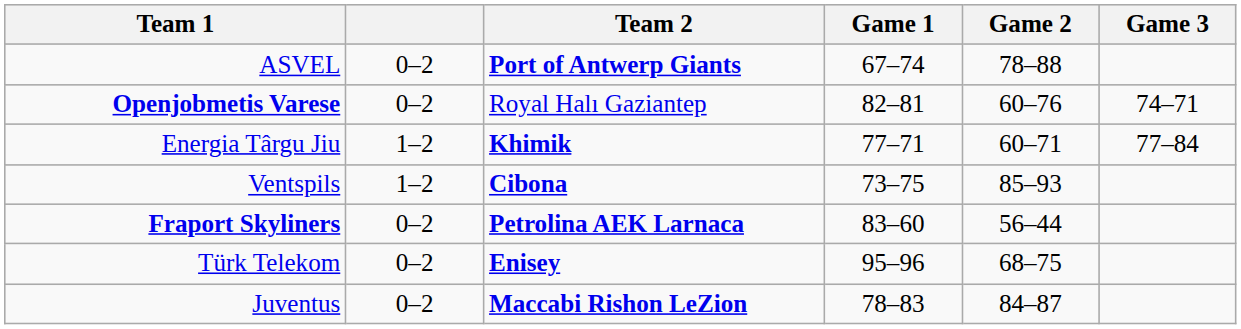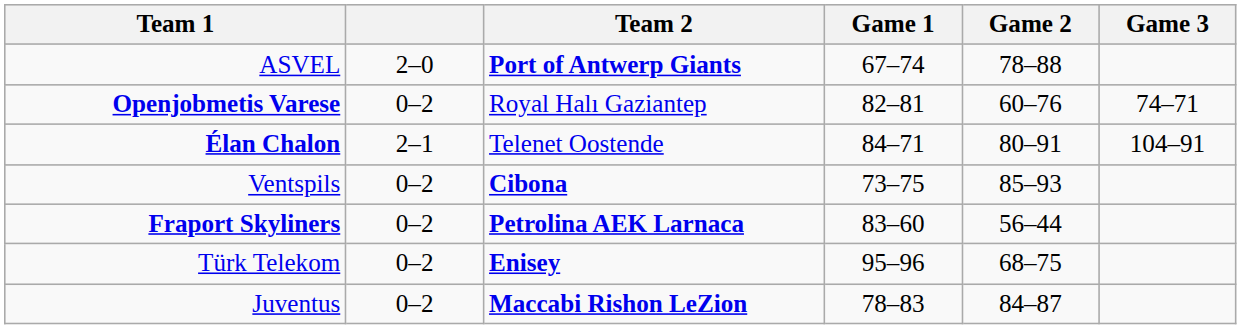(415, 64) 0–2 -> (415, 64) 2–0
+ row: (273, 143)
- row: (251, 143)
(415, 183) 1–2 -> (415, 183) 0–2
